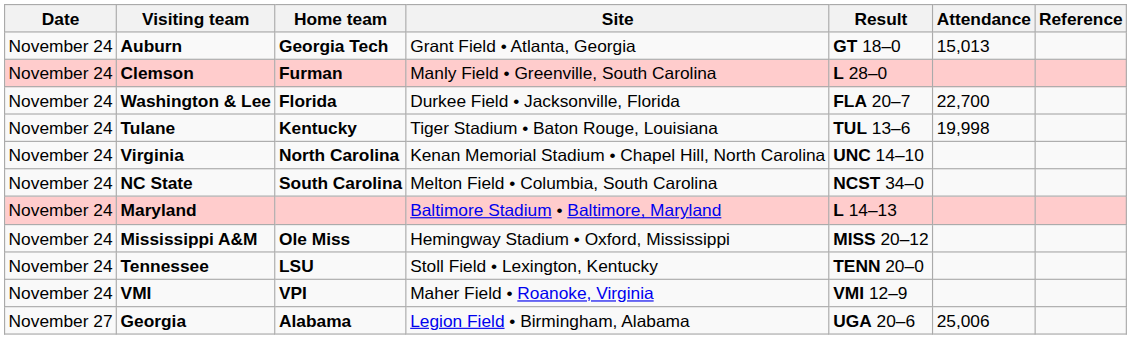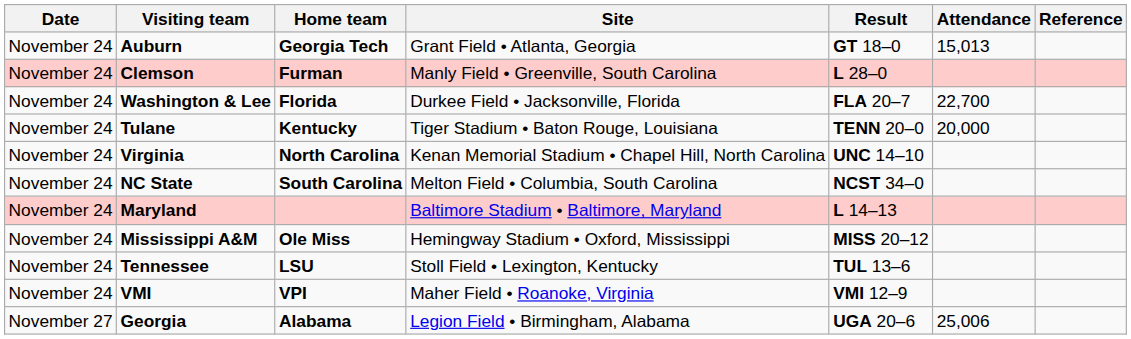(872, 128) TUL 13–6 -> (879, 128) TENN 20–0
(963, 128) 19,998 -> (963, 128) 20,000
(879, 265) TENN 20–0 -> (872, 265) TUL 13–6
